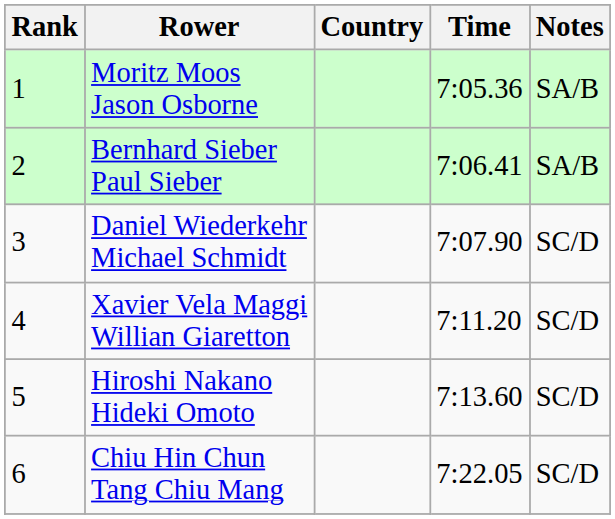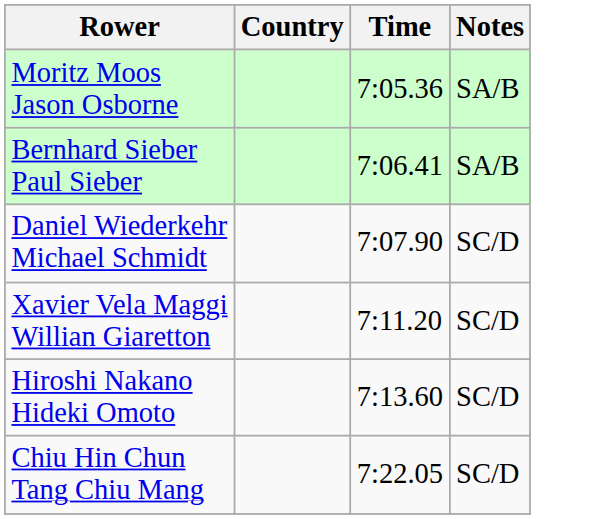- column: (45, 27)
